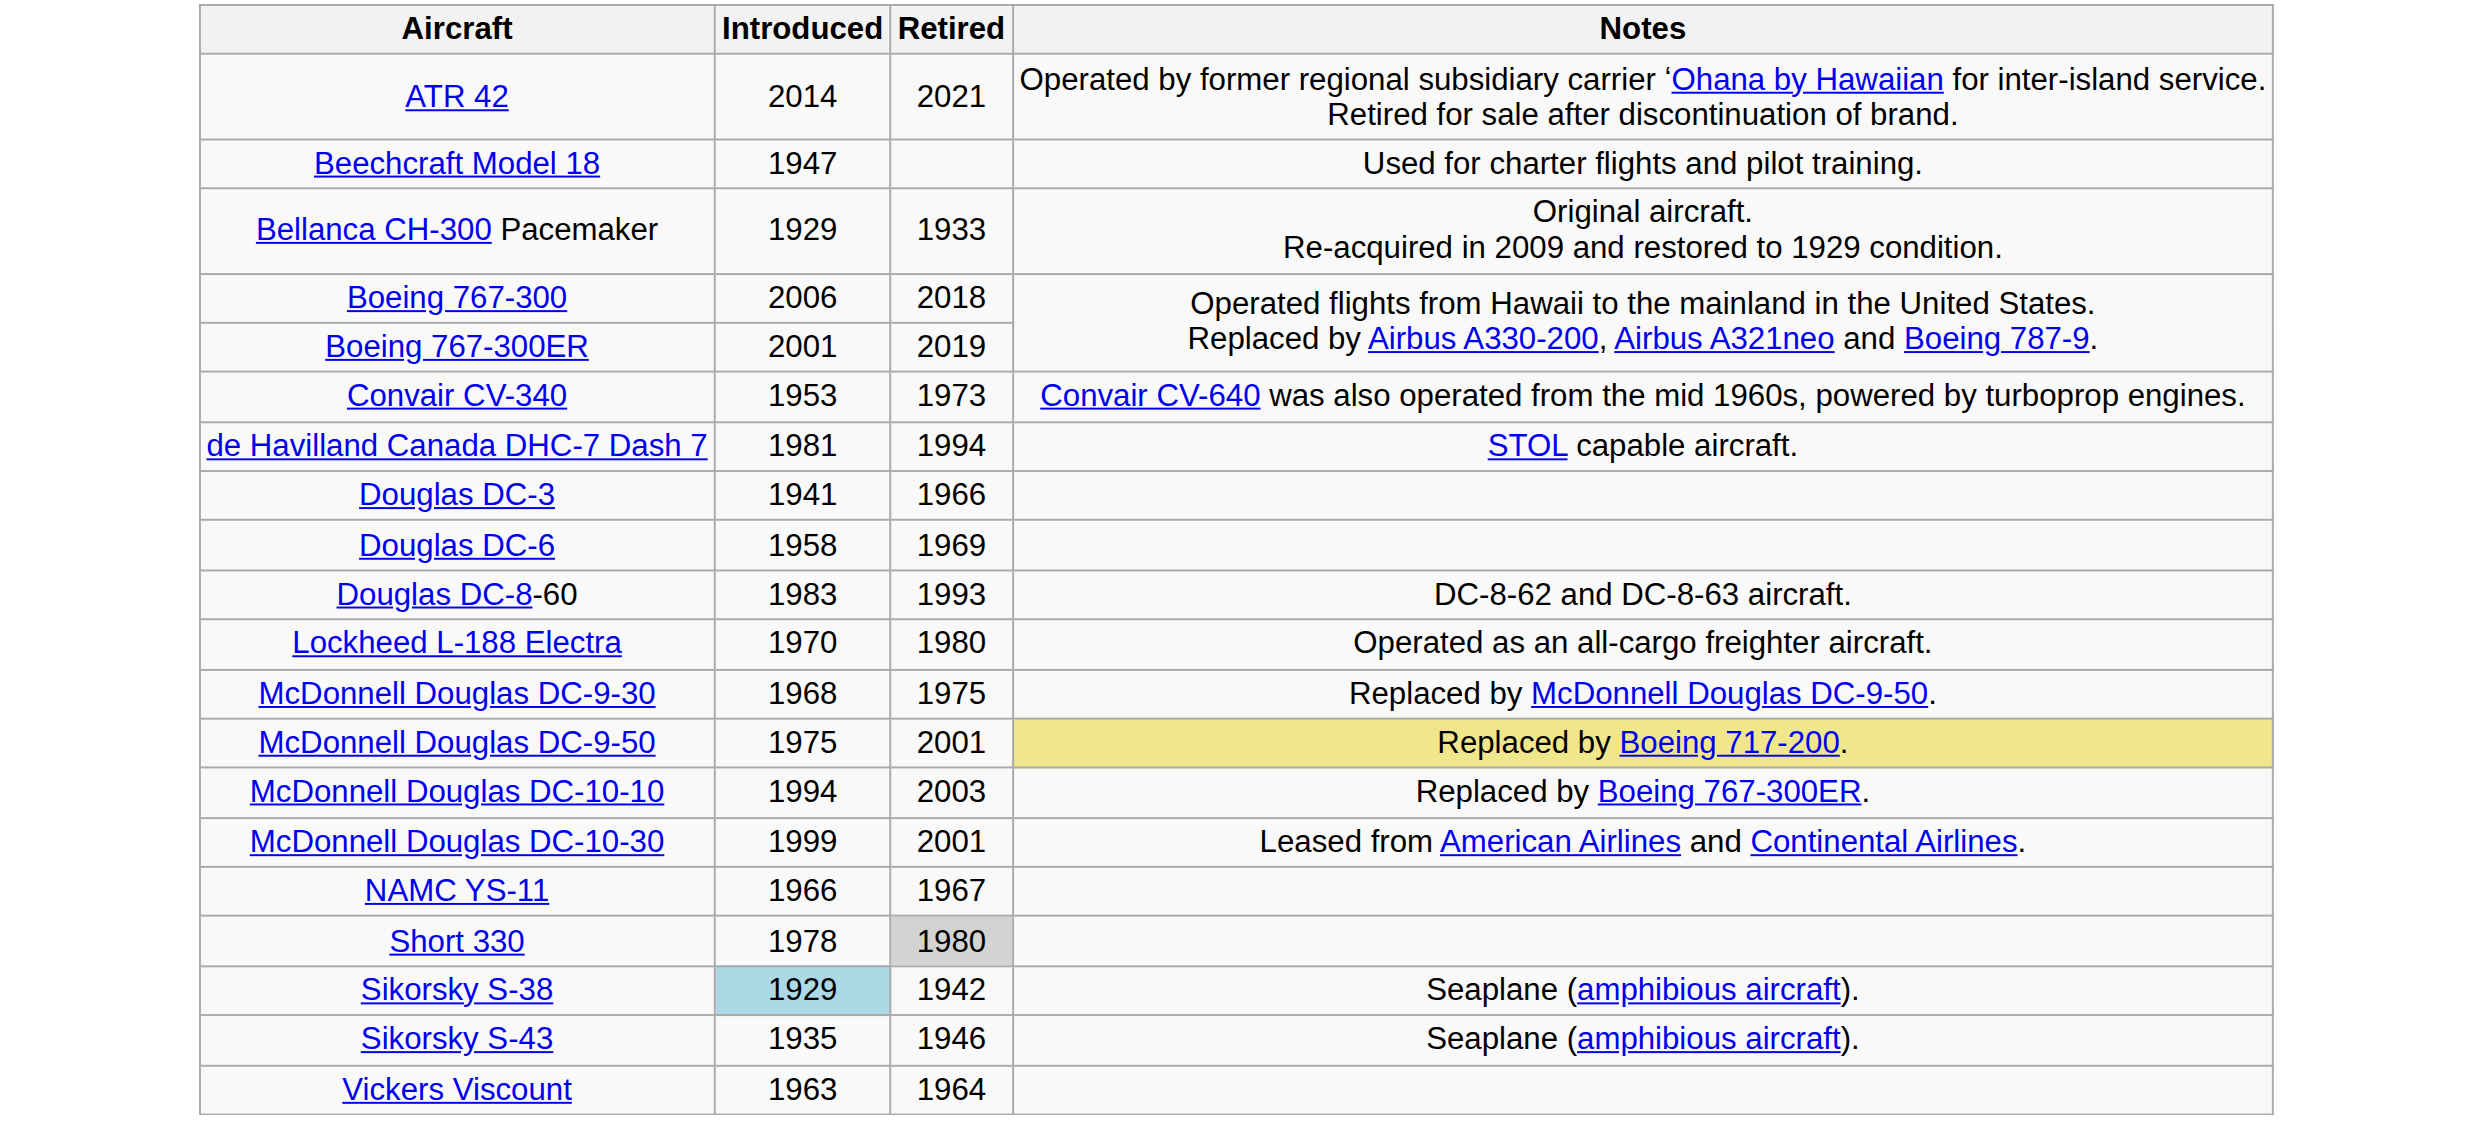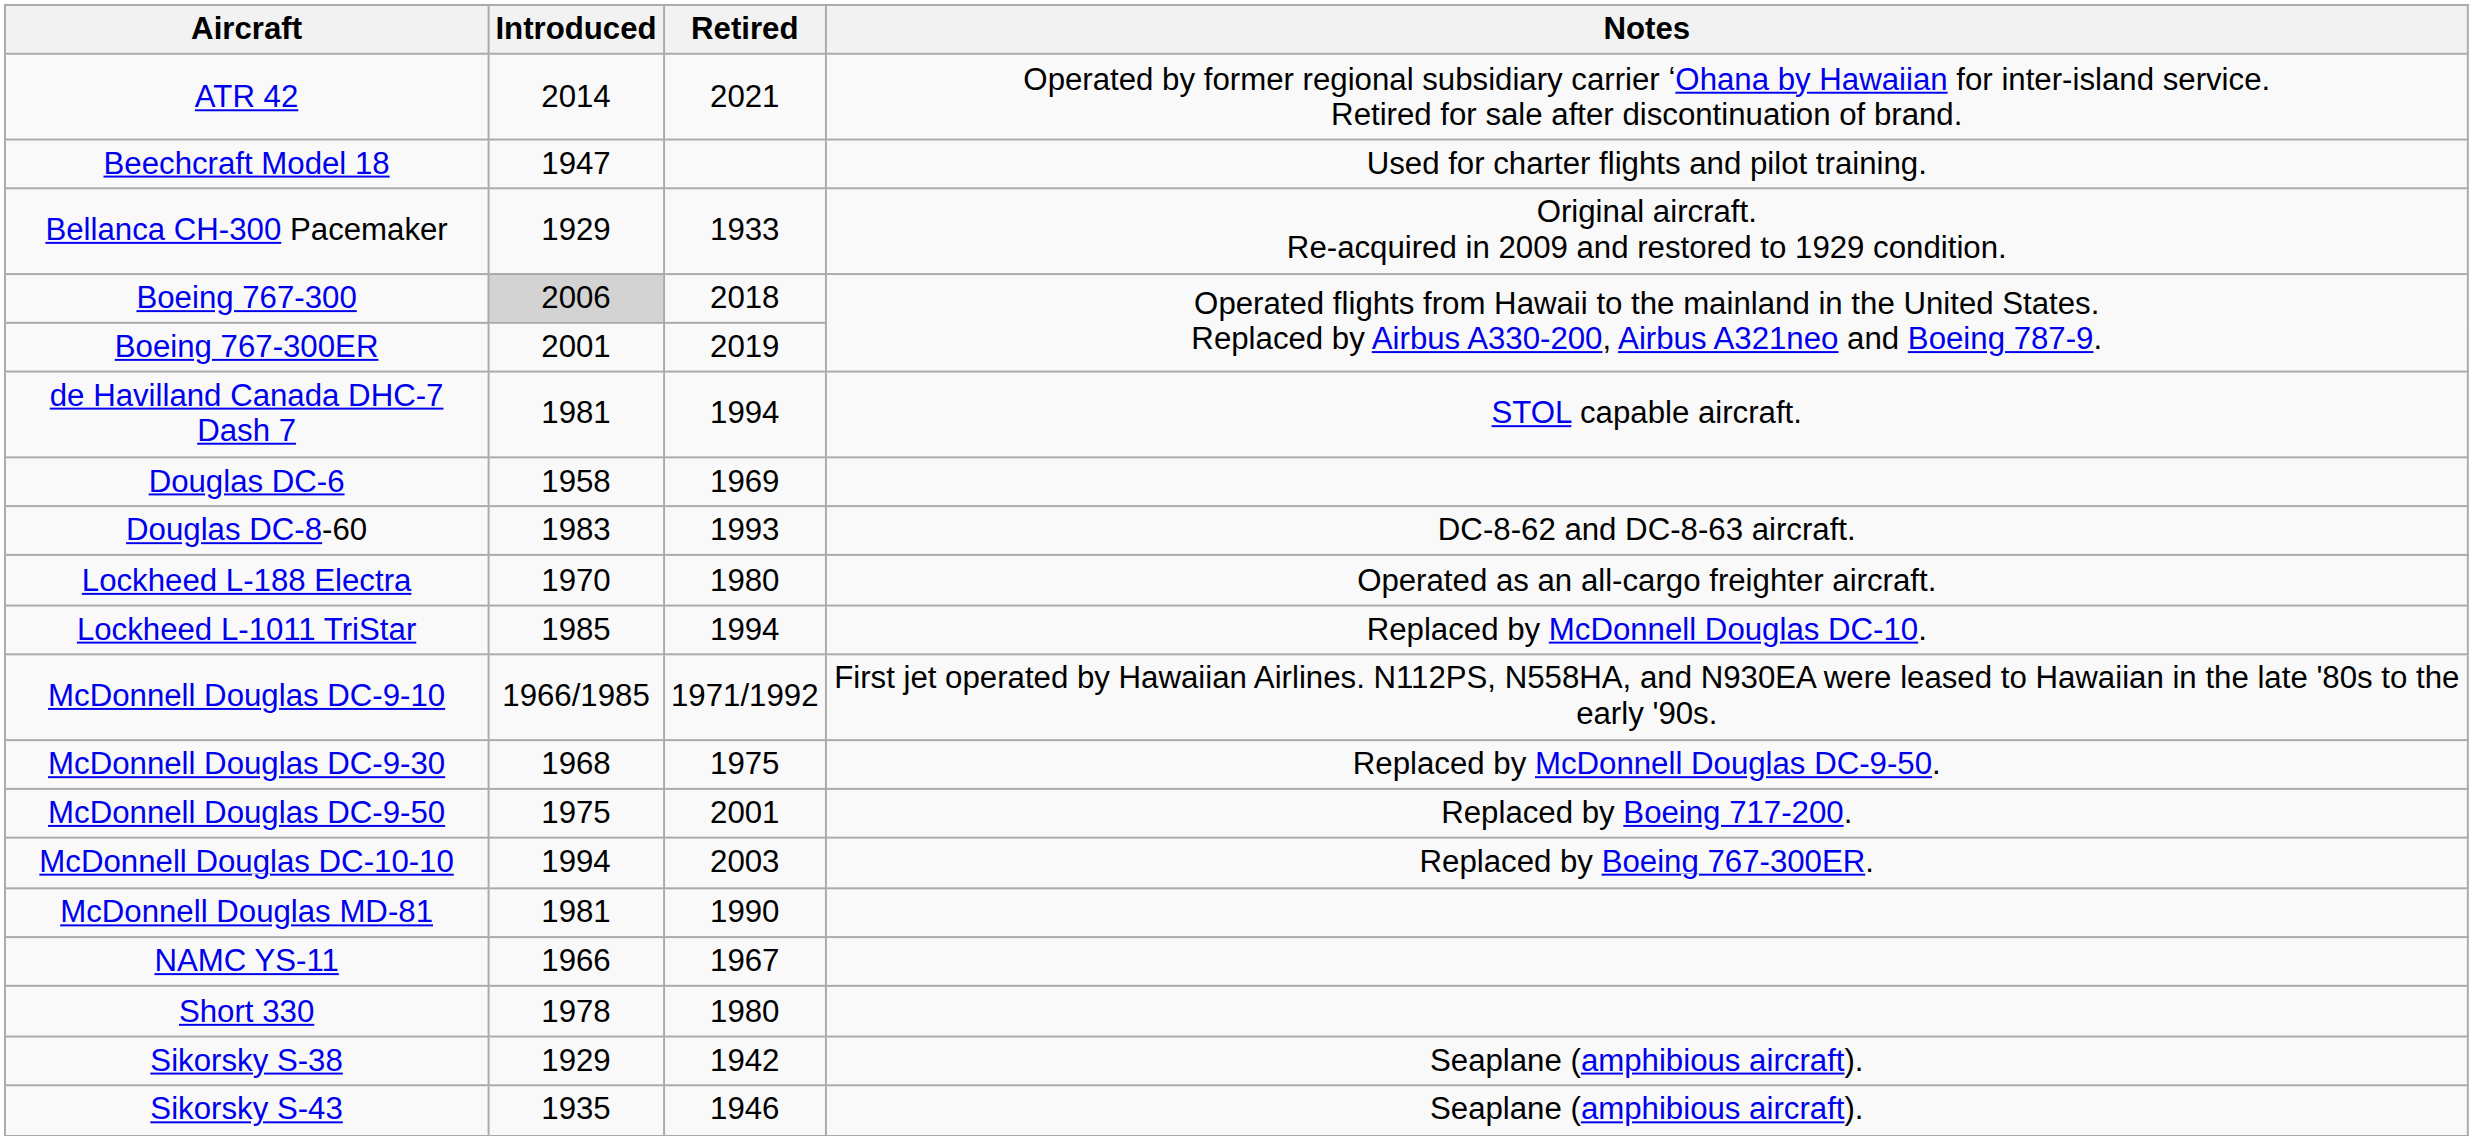(803, 297) no background -> (576, 297) lightgrey background
- row: (457, 396)
- row: (457, 495)
+ row: (247, 629)
+ row: (247, 696)
(1643, 742) khaki background -> (1647, 812) no background
- row: (457, 841)
+ row: (247, 911)
(951, 940) lightgrey background -> (745, 1010) no background
(803, 990) lightblue background -> (576, 1060) no background
- row: (457, 1089)
